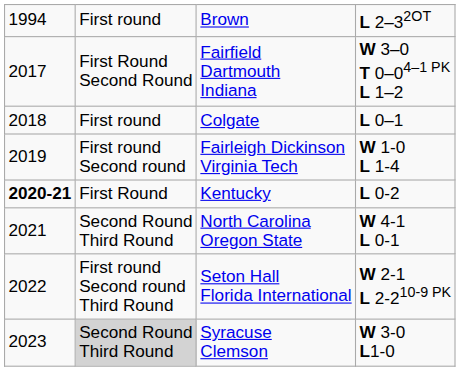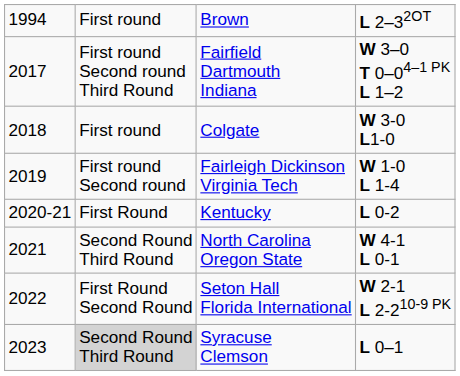(136, 71) First Round Second Round -> (133, 71) First round Second round Third Round
(381, 120) L 0–1 -> (382, 129) W 3-0 L1-0
(40, 193) bold -> (40, 212) normal
(133, 286) First round Second round Third Round -> (136, 298) First Round Second Round
(382, 342) W 3-0 L1-0 -> (381, 347) L 0–1
